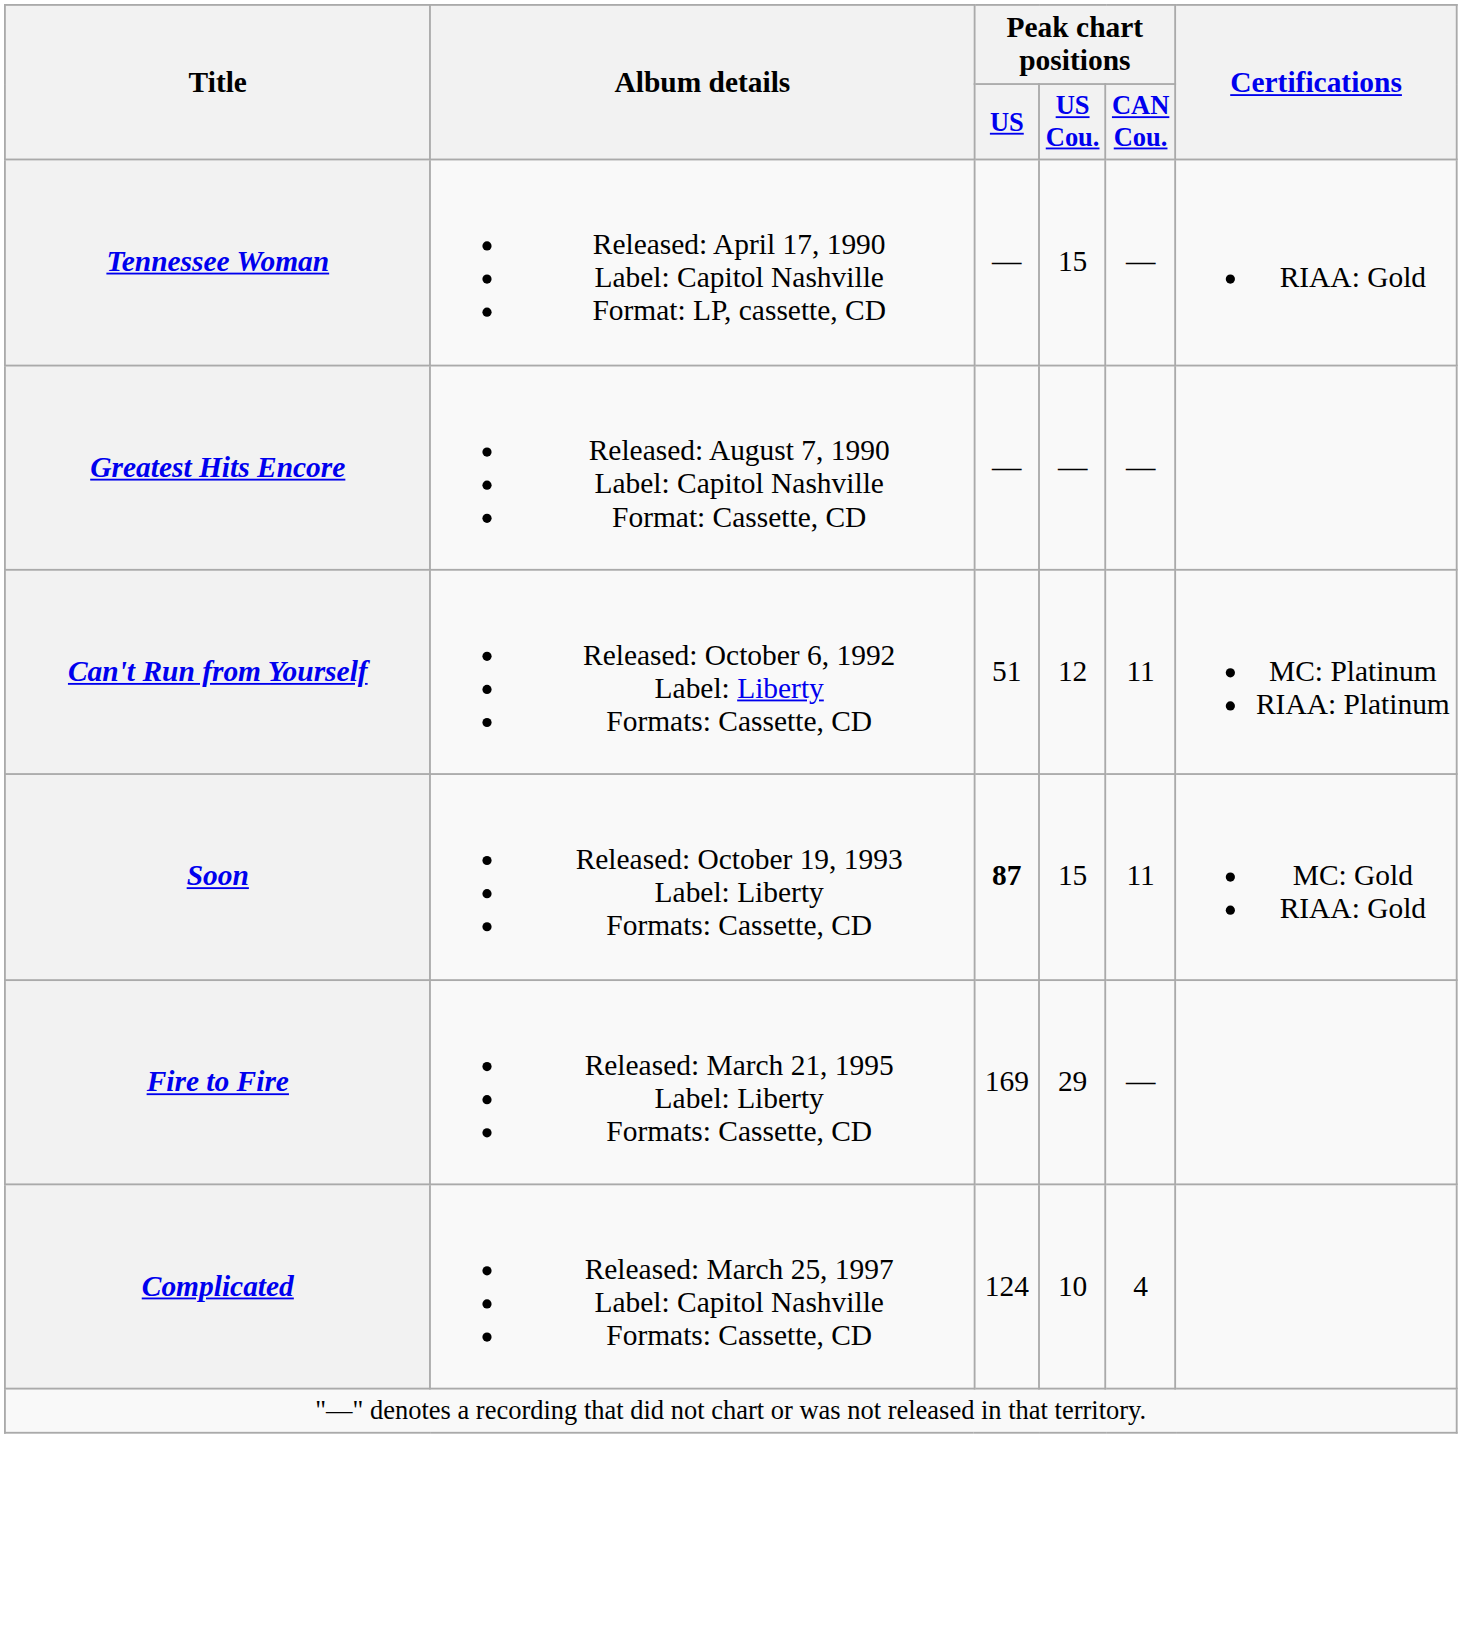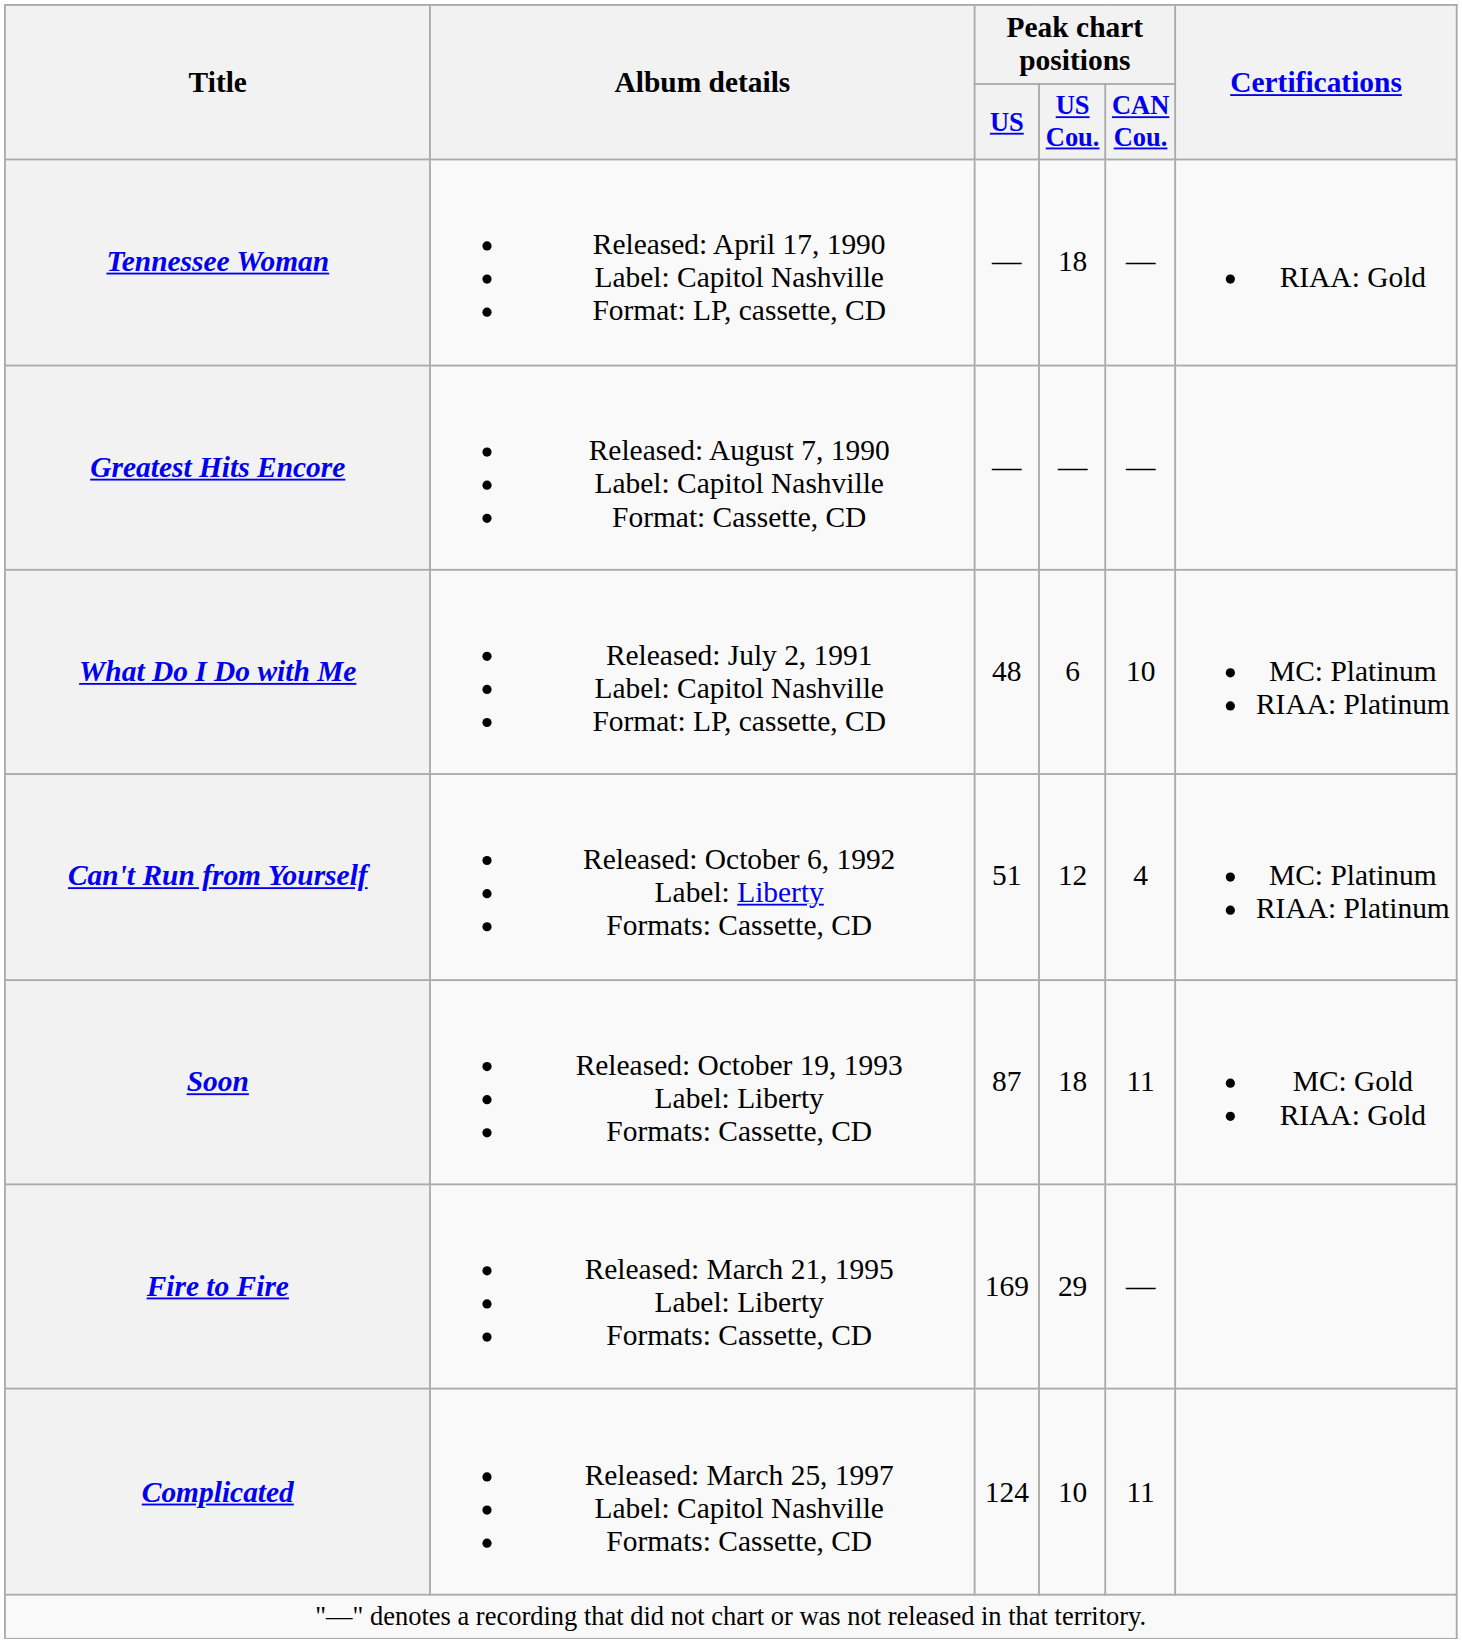(1073, 261) 15 -> (1073, 261) 18
+ row: (218, 671)
(1141, 671) 11 -> (1141, 876) 4
(1007, 876) bold -> (1007, 1081) normal
(1073, 876) 15 -> (1073, 1081) 18
(1141, 1286) 4 -> (1141, 1491) 11
